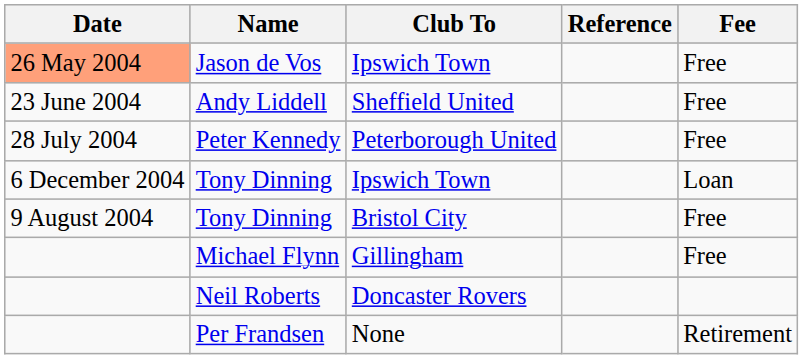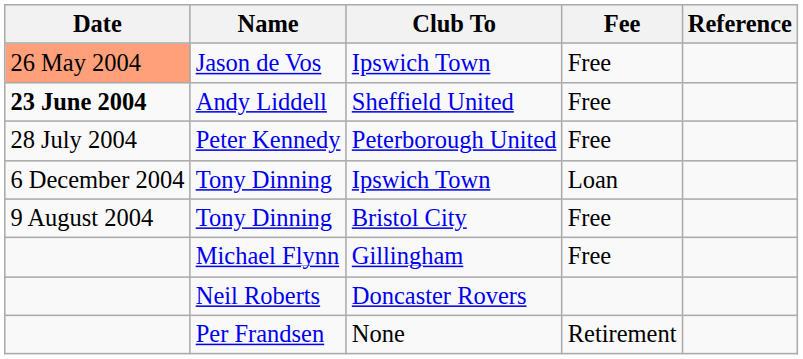columns swapped: (738, 23) <-> (620, 23)
(76, 101) normal -> (78, 101) bold
